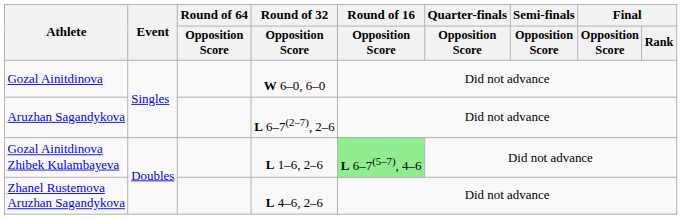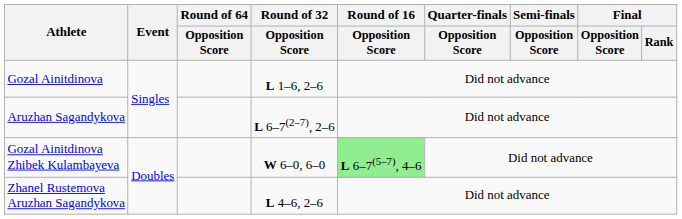(294, 86) W 6–0, 6–0 -> (294, 86) L 1–6, 2–6
(294, 165) L 1–6, 2–6 -> (294, 165) W 6–0, 6–0
